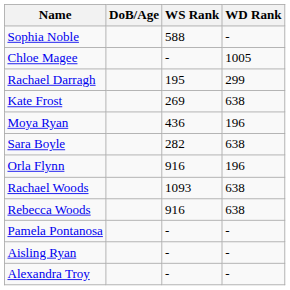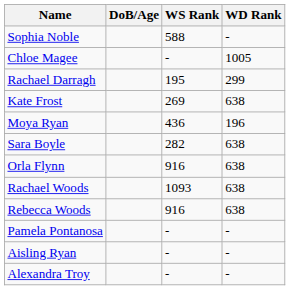(235, 166) 196 -> (235, 166) 638
